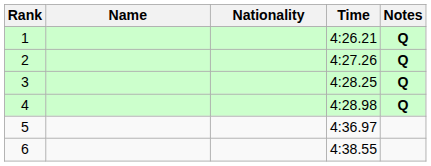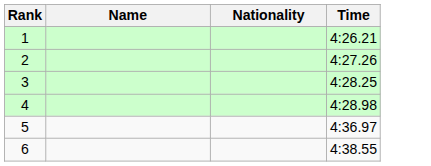- column: (403, 15)
